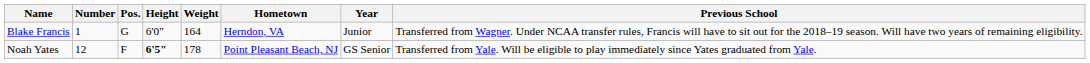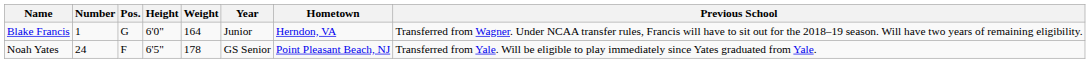columns swapped: (367, 13) <-> (281, 13)
(81, 49) 12 -> (81, 49) 24
(156, 49) bold -> (155, 49) normal
